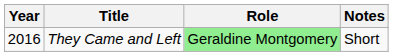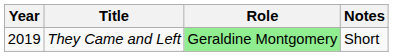(24, 39) 2016 -> (24, 39) 2019
